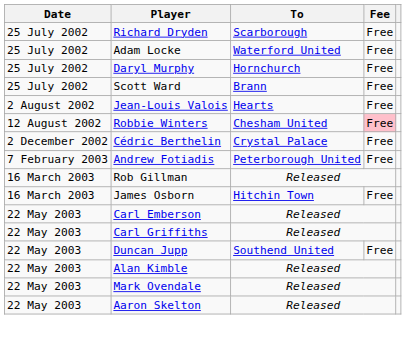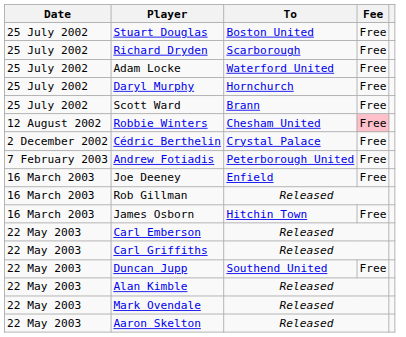+ row: (160, 32)
- row: (171, 105)
+ row: (147, 178)
